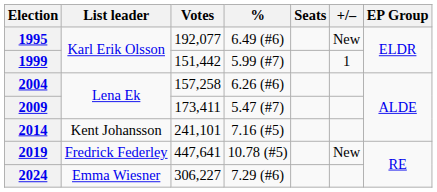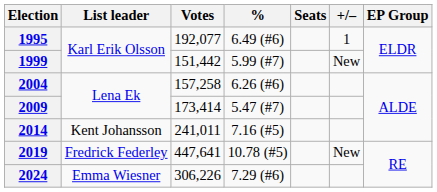(347, 38) New -> (347, 38) 1
(347, 61) 1 -> (347, 61) New
(198, 107) 173,411 -> (198, 107) 173,414
(198, 130) 241,101 -> (198, 130) 241,011
(198, 175) 306,227 -> (198, 175) 306,226
